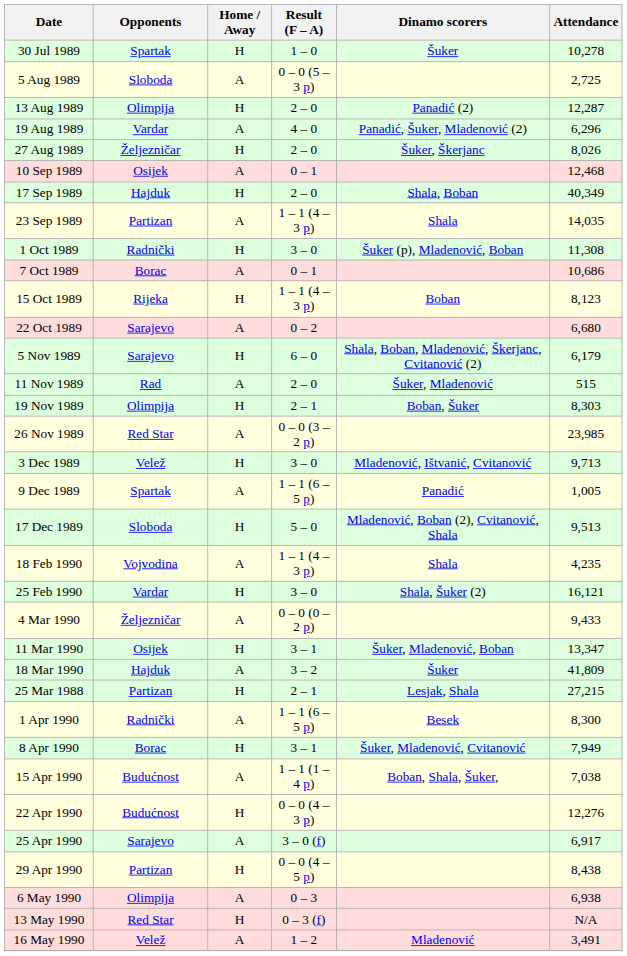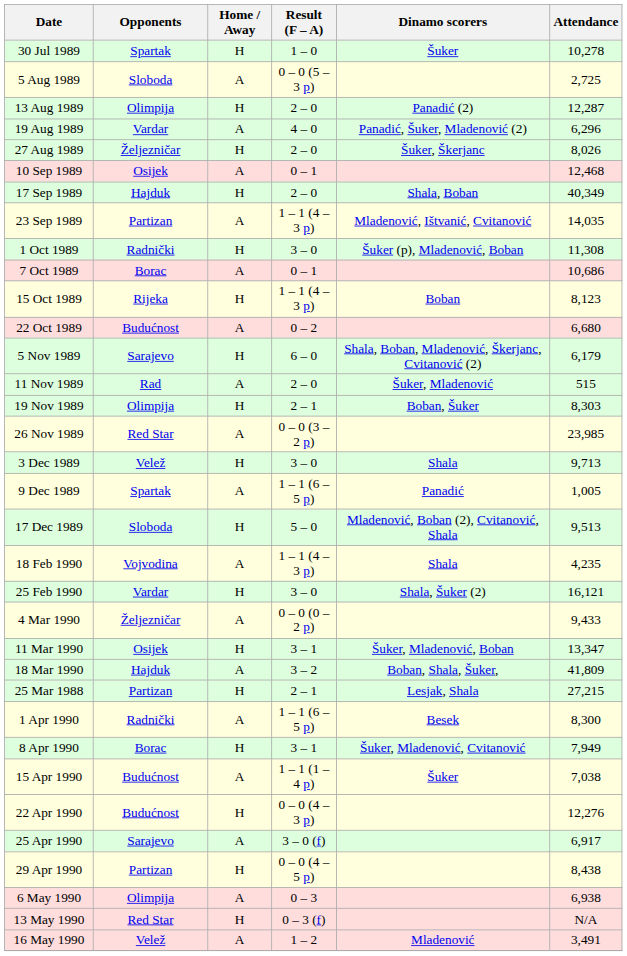(443, 220) Shala -> (443, 220) Mladenović, Ištvanić, Cvitanović
(151, 327) Sarajevo -> (151, 327) Budućnost
(443, 462) Mladenović, Ištvanić, Cvitanović -> (443, 462) Shala
(443, 669) Šuker -> (443, 669) Boban, Shala, Šuker,
(443, 776) Boban, Shala, Šuker, -> (443, 776) Šuker
